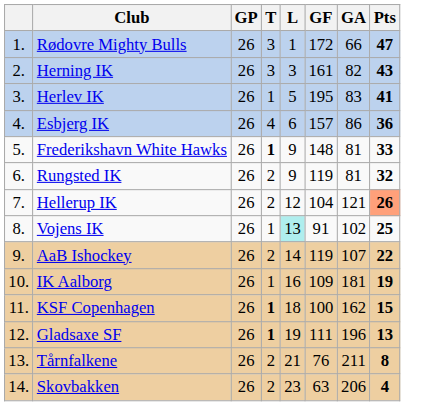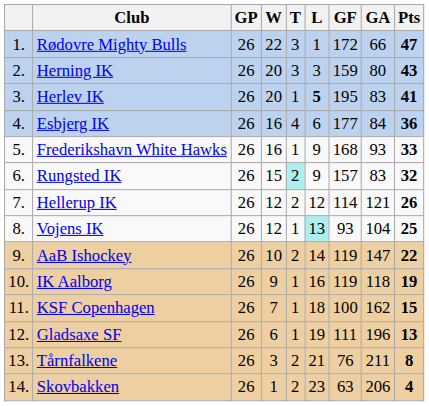+ column: (274, 17)
(321, 70) 161 -> (345, 70) 159
(354, 70) 82 -> (378, 70) 80
(292, 96) normal -> (317, 96) bold
(321, 123) 157 -> (345, 123) 177
(354, 123) 86 -> (378, 123) 84
(271, 149) bold -> (295, 149) normal
(321, 149) 148 -> (345, 149) 168
(354, 149) 81 -> (378, 149) 93
(271, 176) no background -> (295, 176) paleturquoise background
(321, 176) 119 -> (345, 176) 157
(354, 176) 81 -> (378, 176) 83
(321, 202) 104 -> (345, 202) 114
(385, 202) lightsalmon background -> (409, 202) no background
(321, 228) 91 -> (345, 228) 93
(354, 228) 102 -> (378, 228) 104
(354, 255) 107 -> (378, 255) 147
(321, 281) 109 -> (345, 281) 119
(354, 281) 181 -> (378, 281) 118
(271, 307) bold -> (295, 307) normal
(271, 334) bold -> (295, 334) normal
